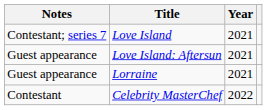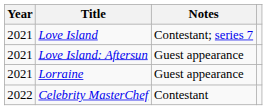columns swapped: (240, 14) <-> (57, 14)
